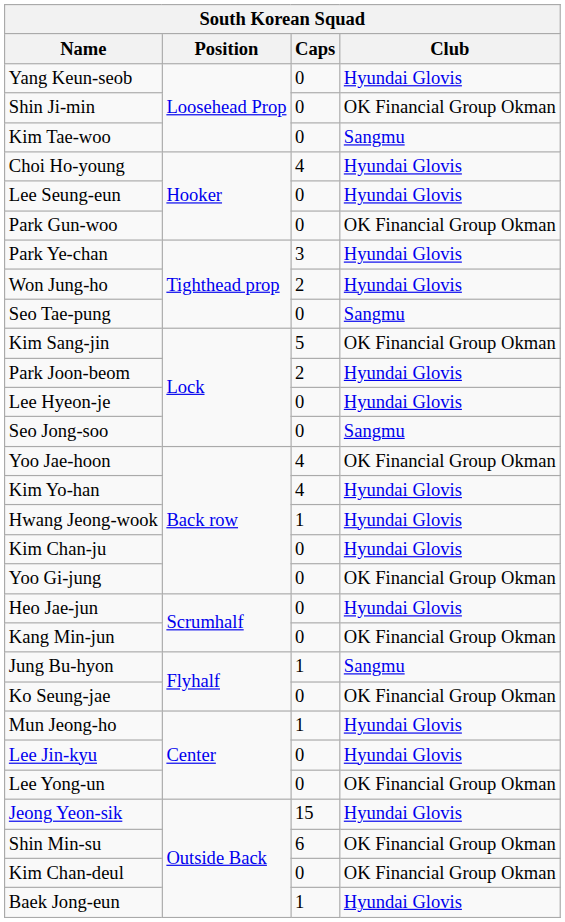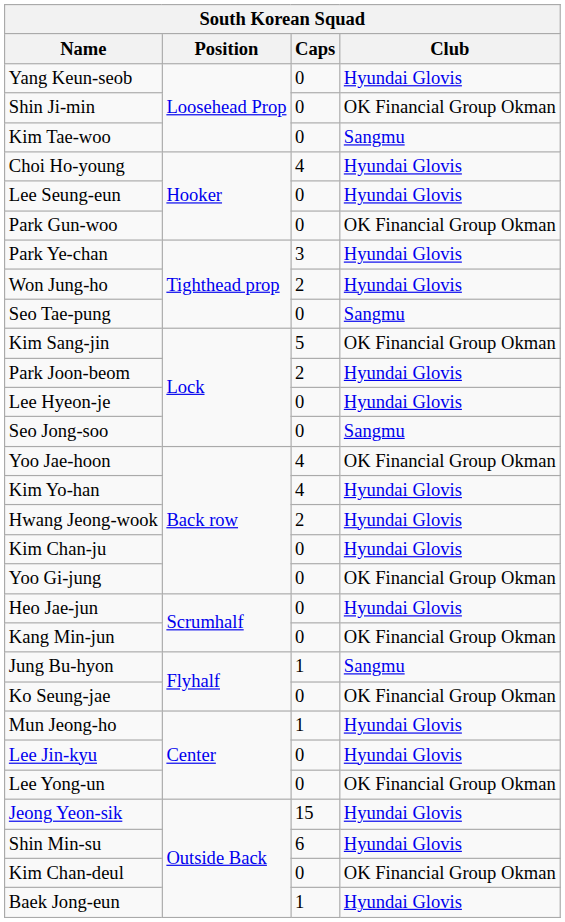(300, 519) 1 -> (300, 519) 2
(450, 843) OK Financial Group Okman -> (403, 843) Hyundai Glovis
